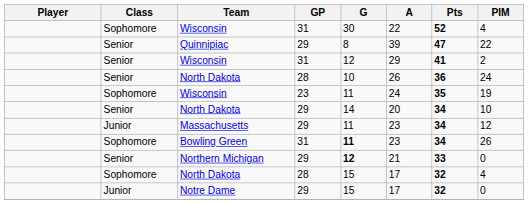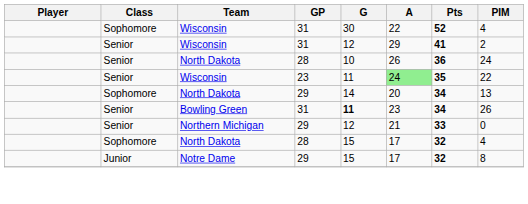- row: (204, 45)
(130, 93) Sophomore -> (118, 77) Senior
(394, 93) no background -> (394, 77) lightgreen background
(486, 93) 19 -> (486, 77) 22
(118, 110) Senior -> (130, 93) Sophomore
(486, 110) 10 -> (486, 93) 13
- row: (214, 126)
(130, 142) Sophomore -> (118, 110) Senior
(349, 158) bold -> (349, 126) normal
(483, 191) 0 -> (483, 158) 8
